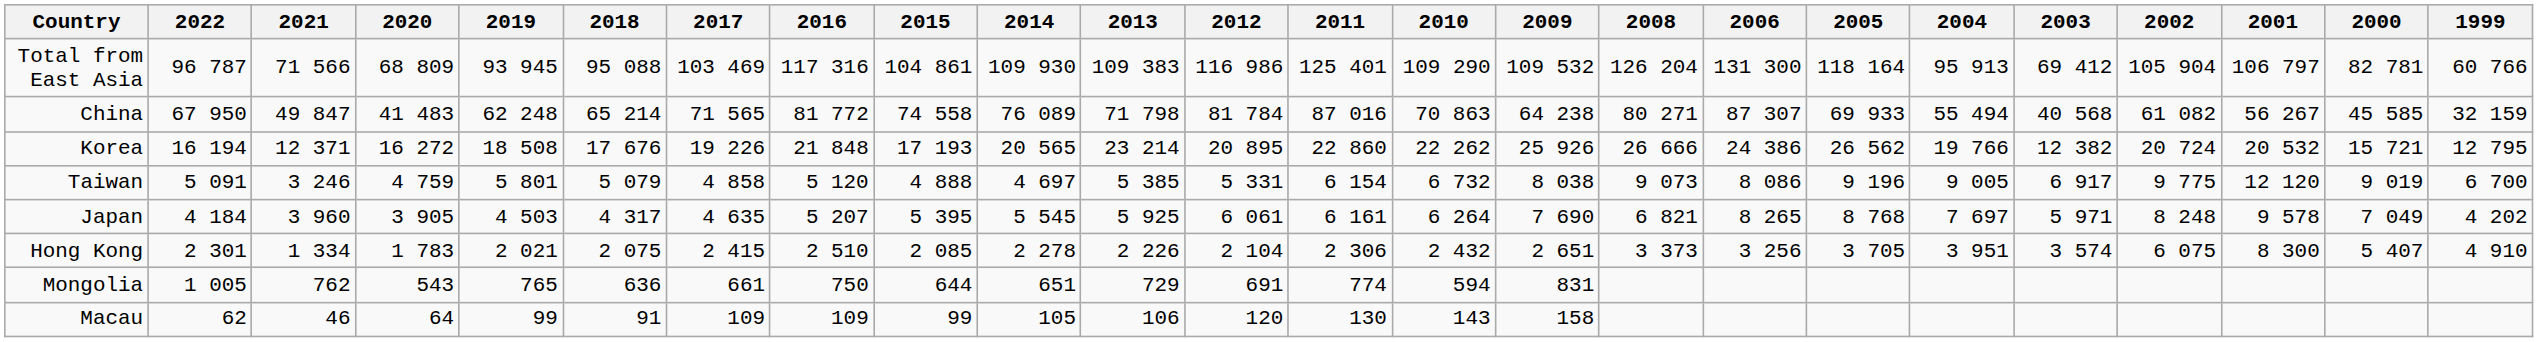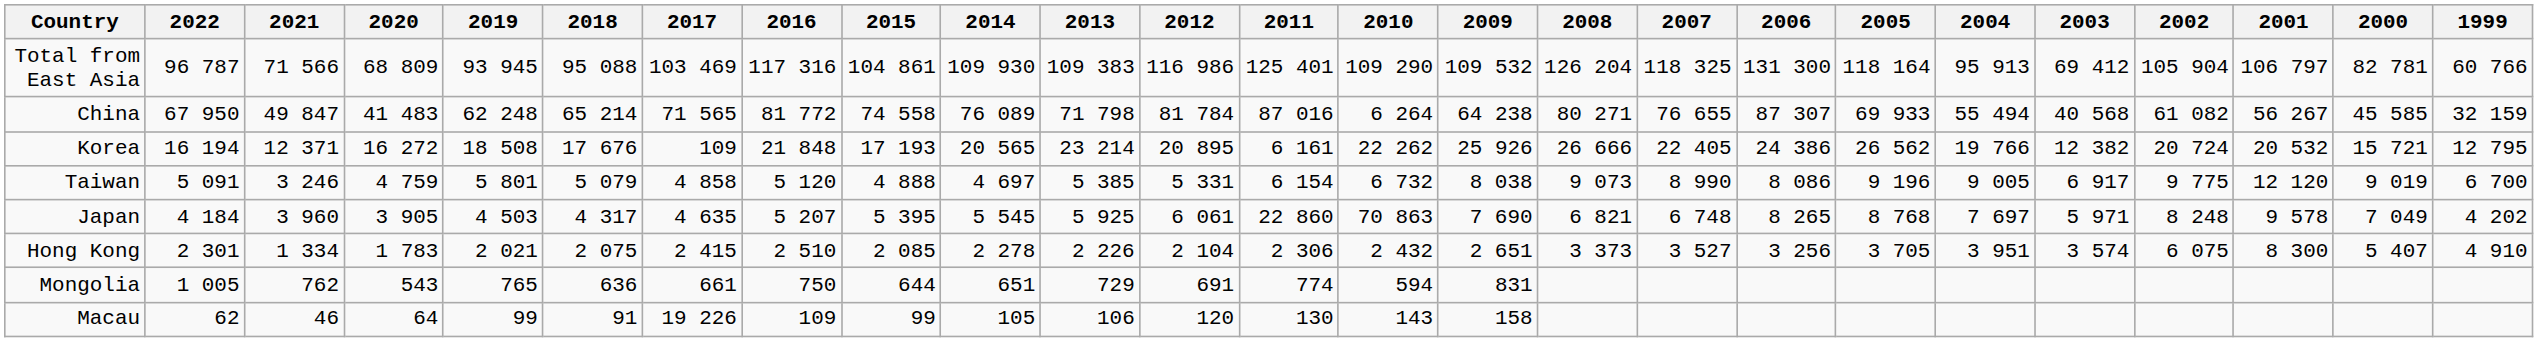+ column: (1687, 22)
(1453, 114) 70 863 -> (1402, 114) 6 264
(727, 148) 19 226 -> (718, 148) 109
(1349, 148) 22 860 -> (1302, 148) 6 161
(1356, 217) 6 161 -> (1296, 217) 22 860
(1459, 217) 6 264 -> (1395, 217) 70 863
(746, 319) 109 -> (699, 319) 19 226
